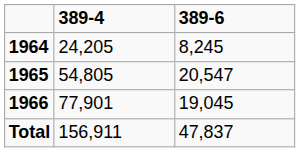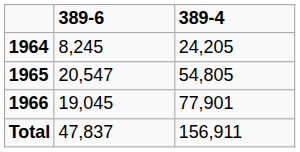columns swapped: (81, 18) <-> (202, 18)
